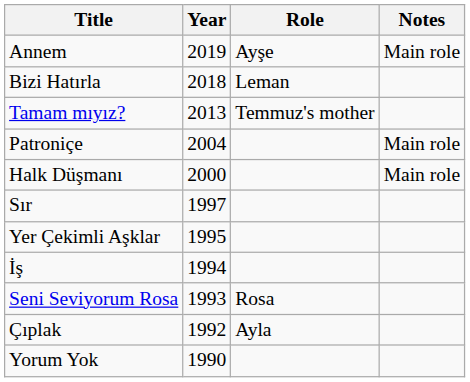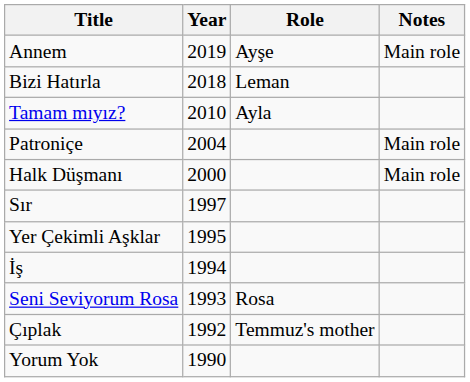(207, 112) 2013 -> (207, 112) 2010
(305, 112) Temmuz's mother -> (253, 112) Ayla
(253, 329) Ayla -> (305, 329) Temmuz's mother
